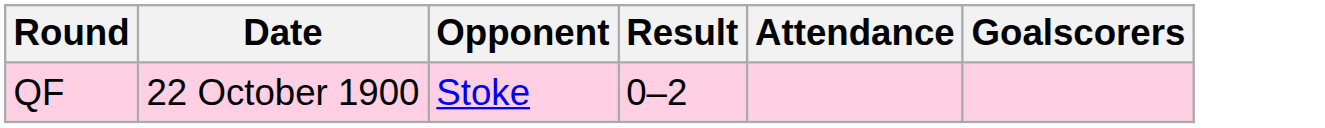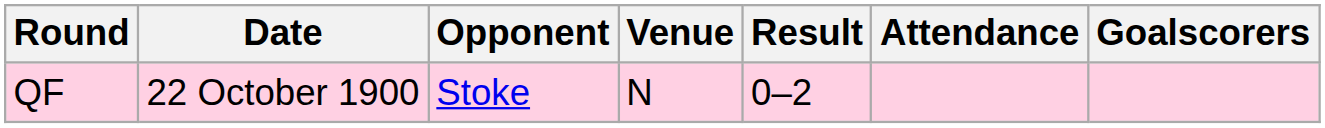+ column: (680, 33)
